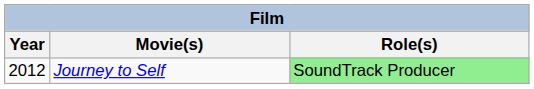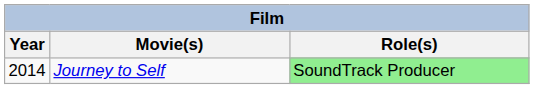(27, 71) 2012 -> (27, 71) 2014
